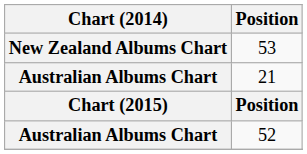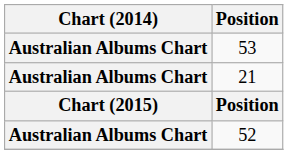(118, 47) New Zealand Albums Chart -> (108, 47) Australian Albums Chart
